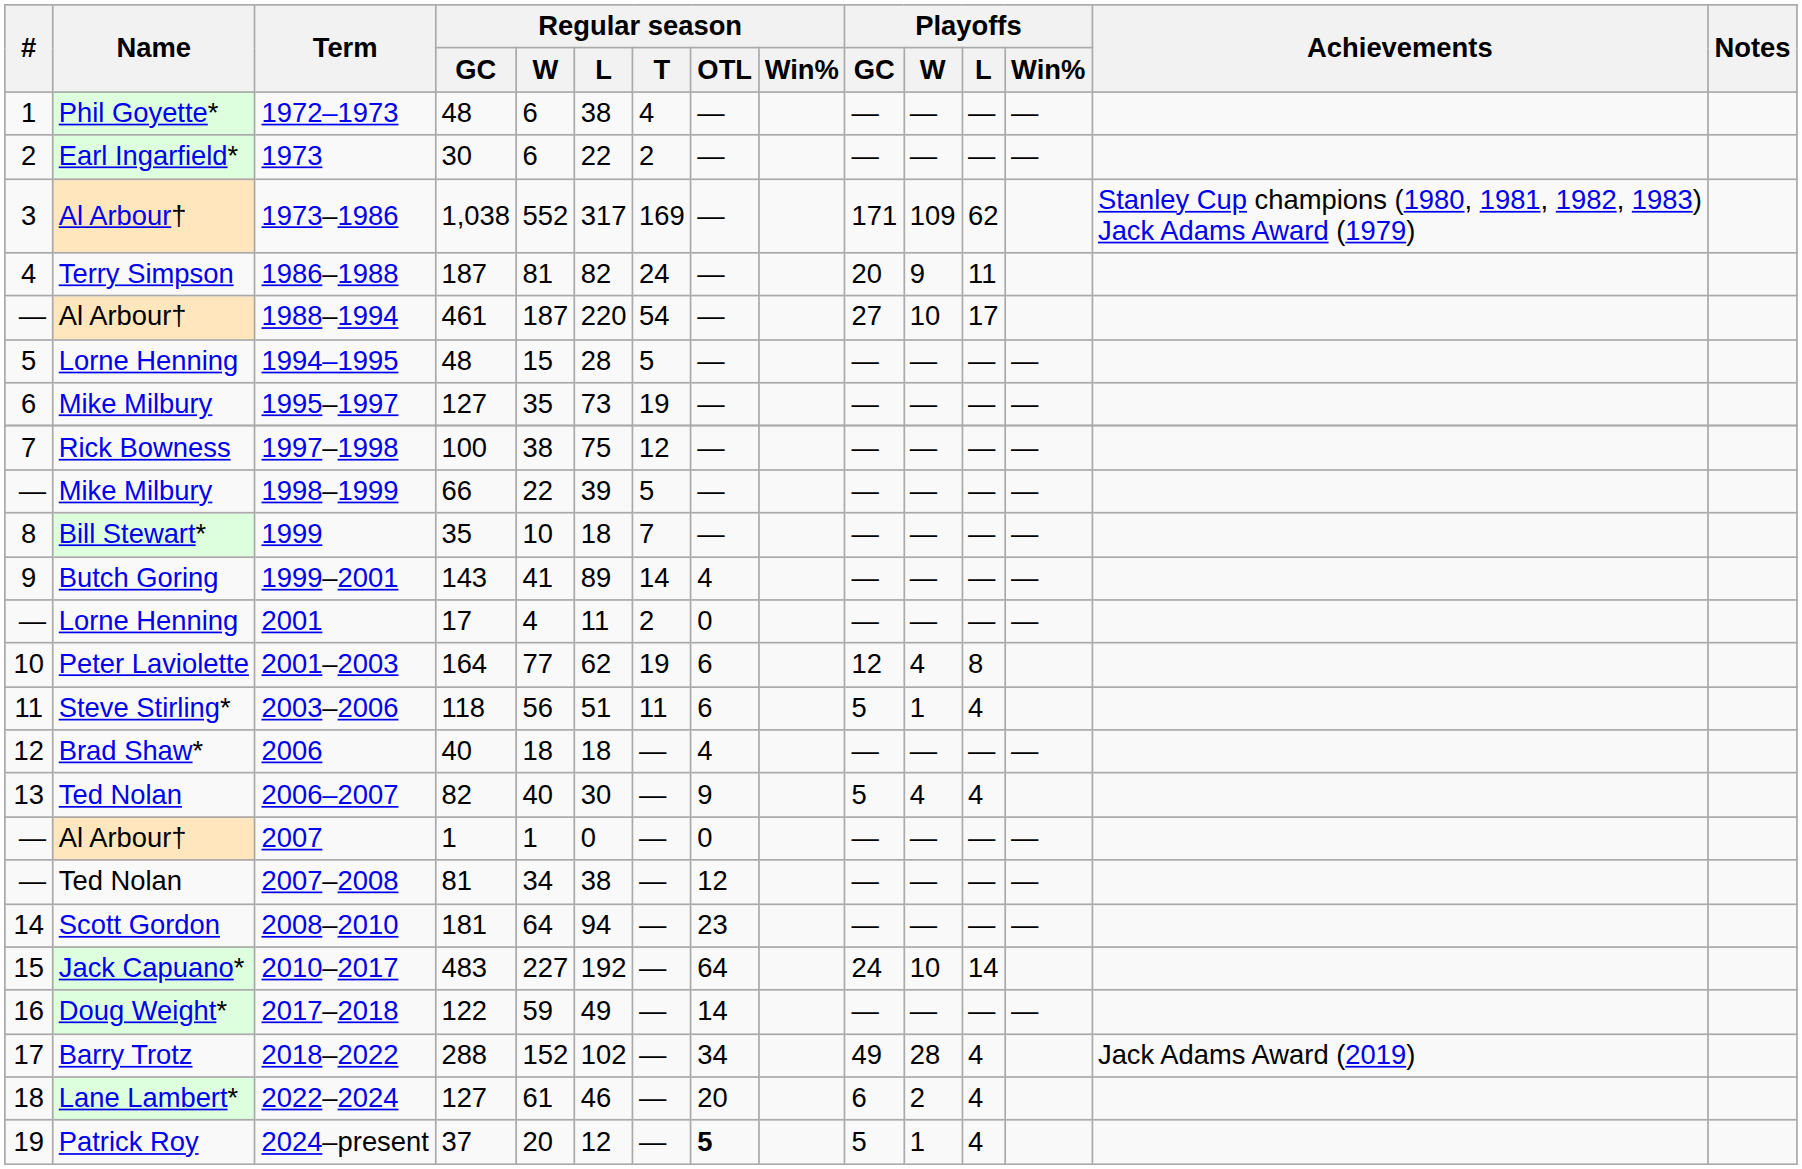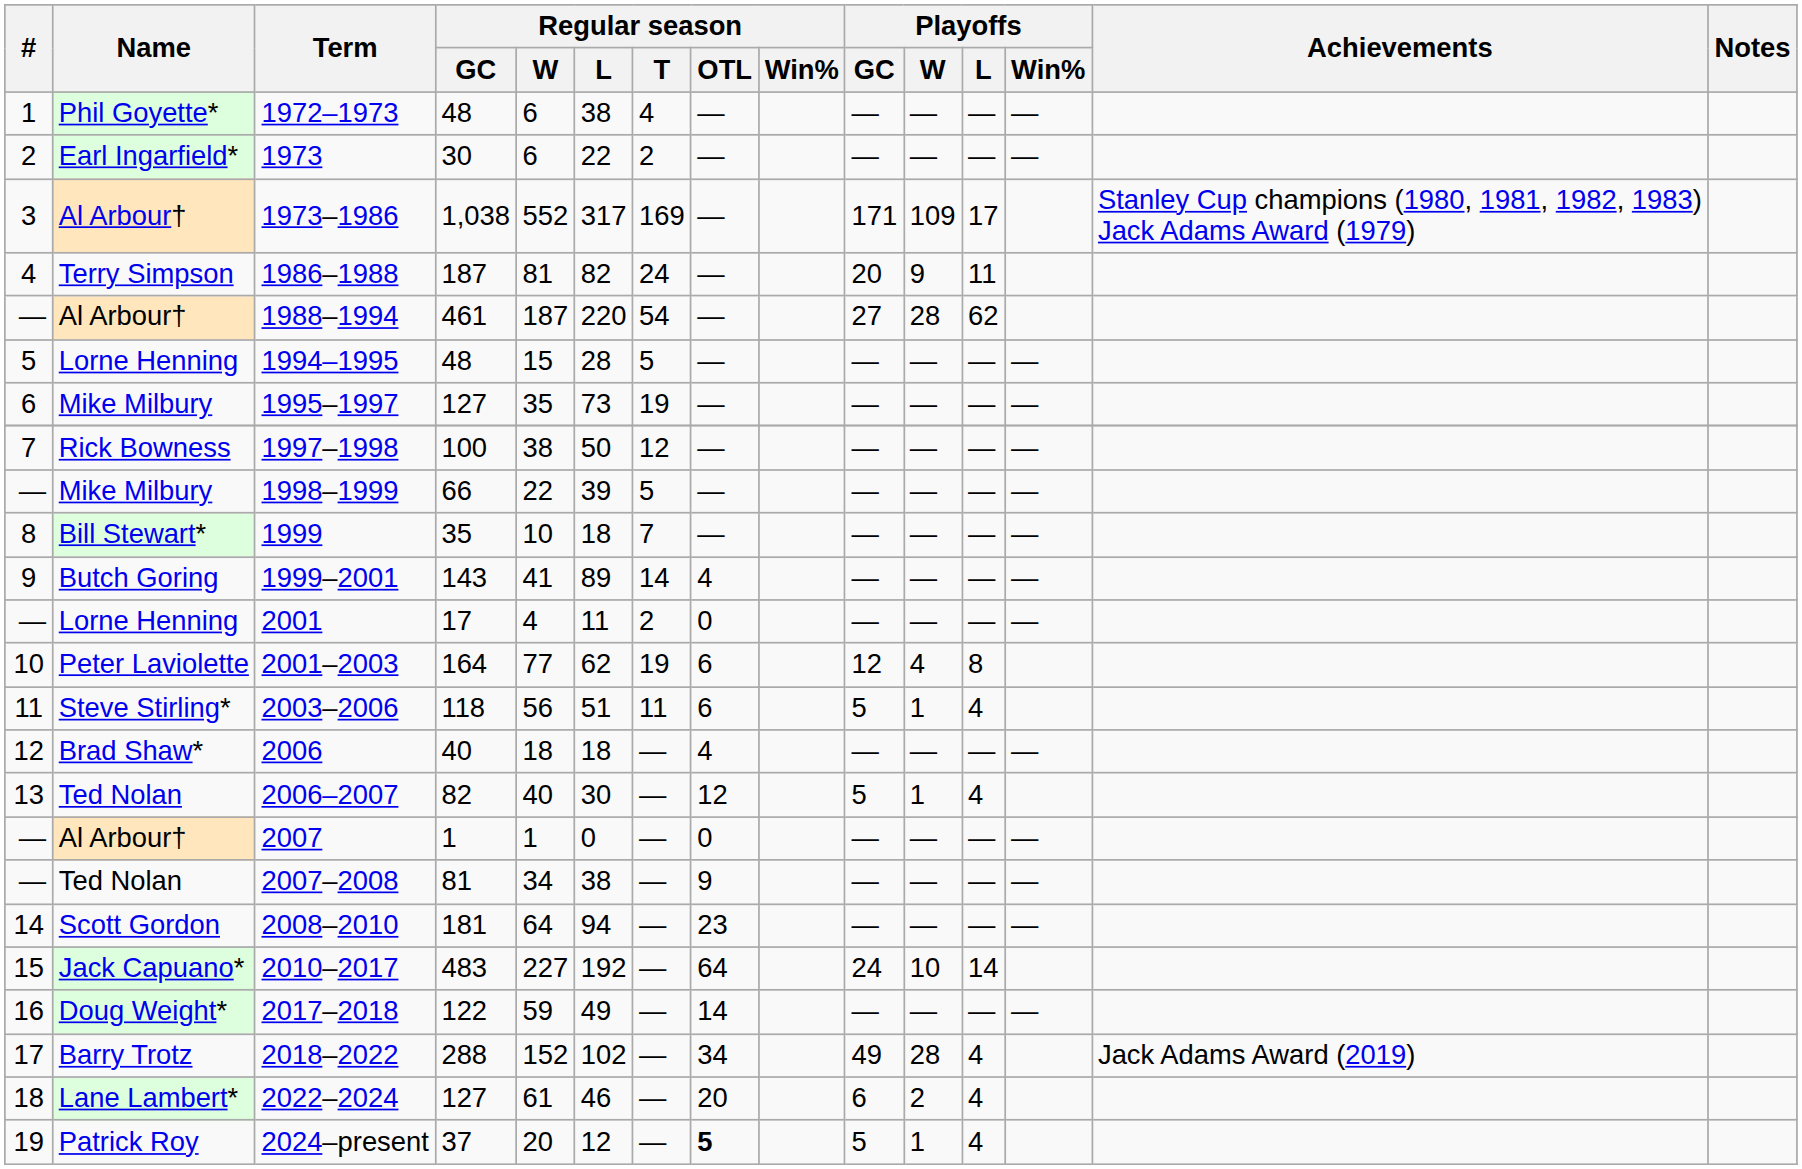(983, 215) 62 -> (983, 215) 17
(925, 317) 10 -> (925, 317) 28
(983, 317) 17 -> (983, 317) 62
(596, 447) 75 -> (596, 447) 50
(705, 794) 9 -> (713, 794) 12
(917, 794) 4 -> (917, 794) 1
(713, 881) 12 -> (705, 881) 9
